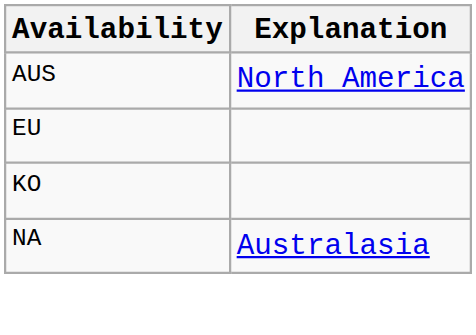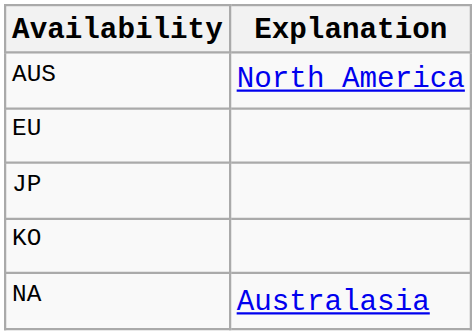+ row: (27, 184)
